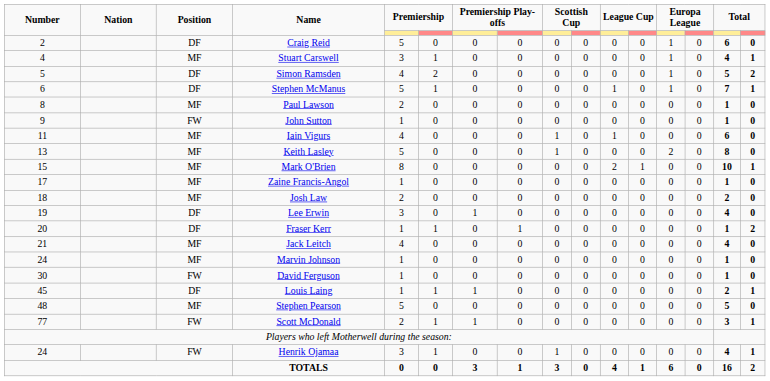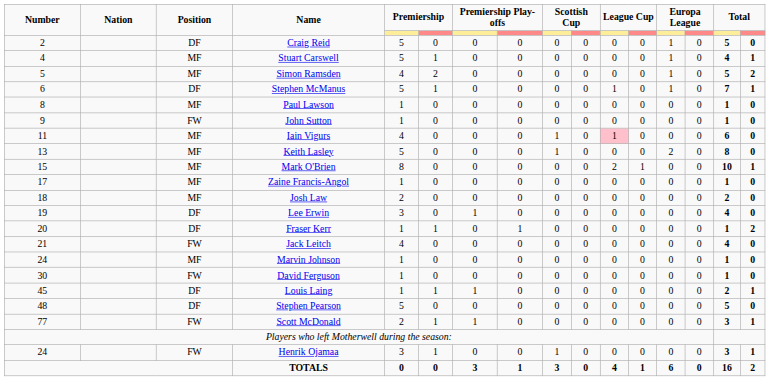(727, 43) 6 -> (727, 43) 5
(402, 58) 3 -> (402, 58) 5
(194, 74) DF -> (194, 74) MF
(402, 105) 2 -> (402, 105) 1
(614, 136) no background -> (614, 136) pink background
(194, 244) MF -> (194, 244) FW
(194, 306) MF -> (194, 306) DF
(727, 352) 4 -> (727, 352) 3
